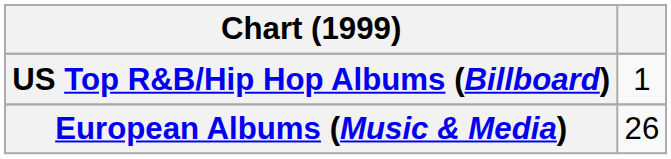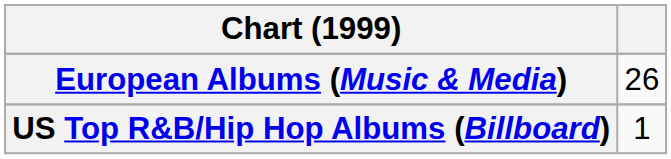rows swapped: (311, 128) <-> (311, 78)
